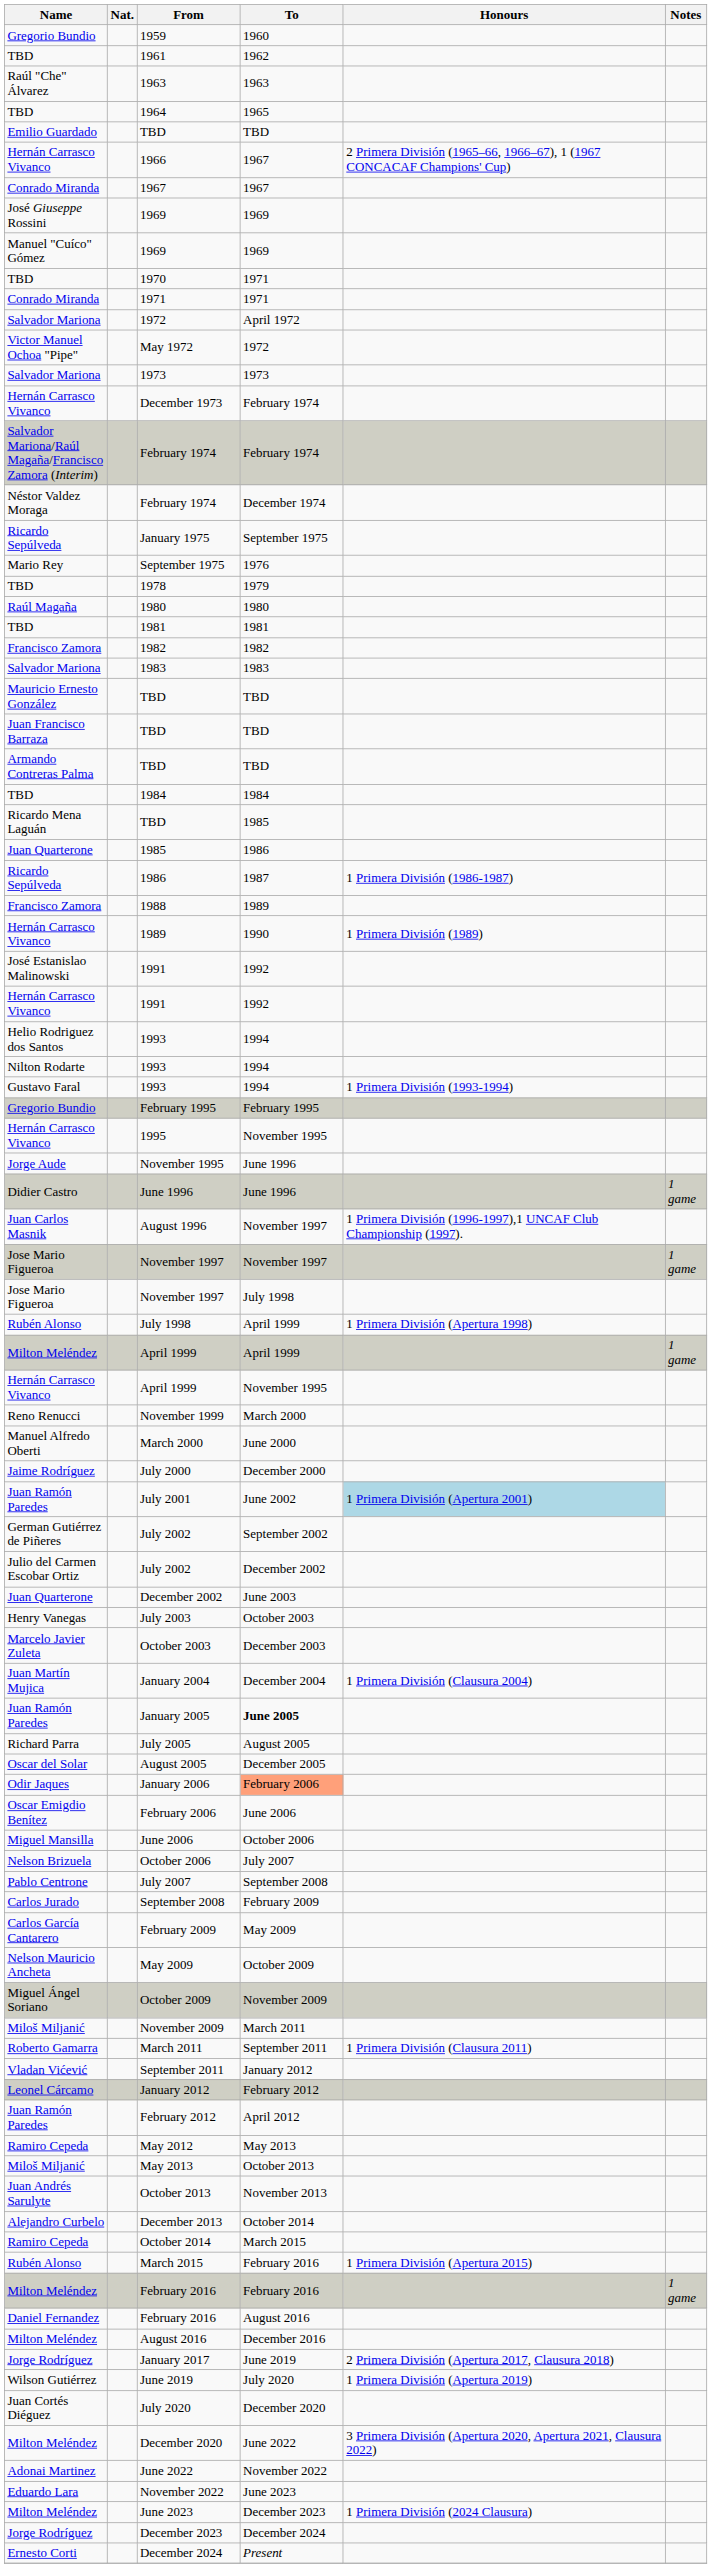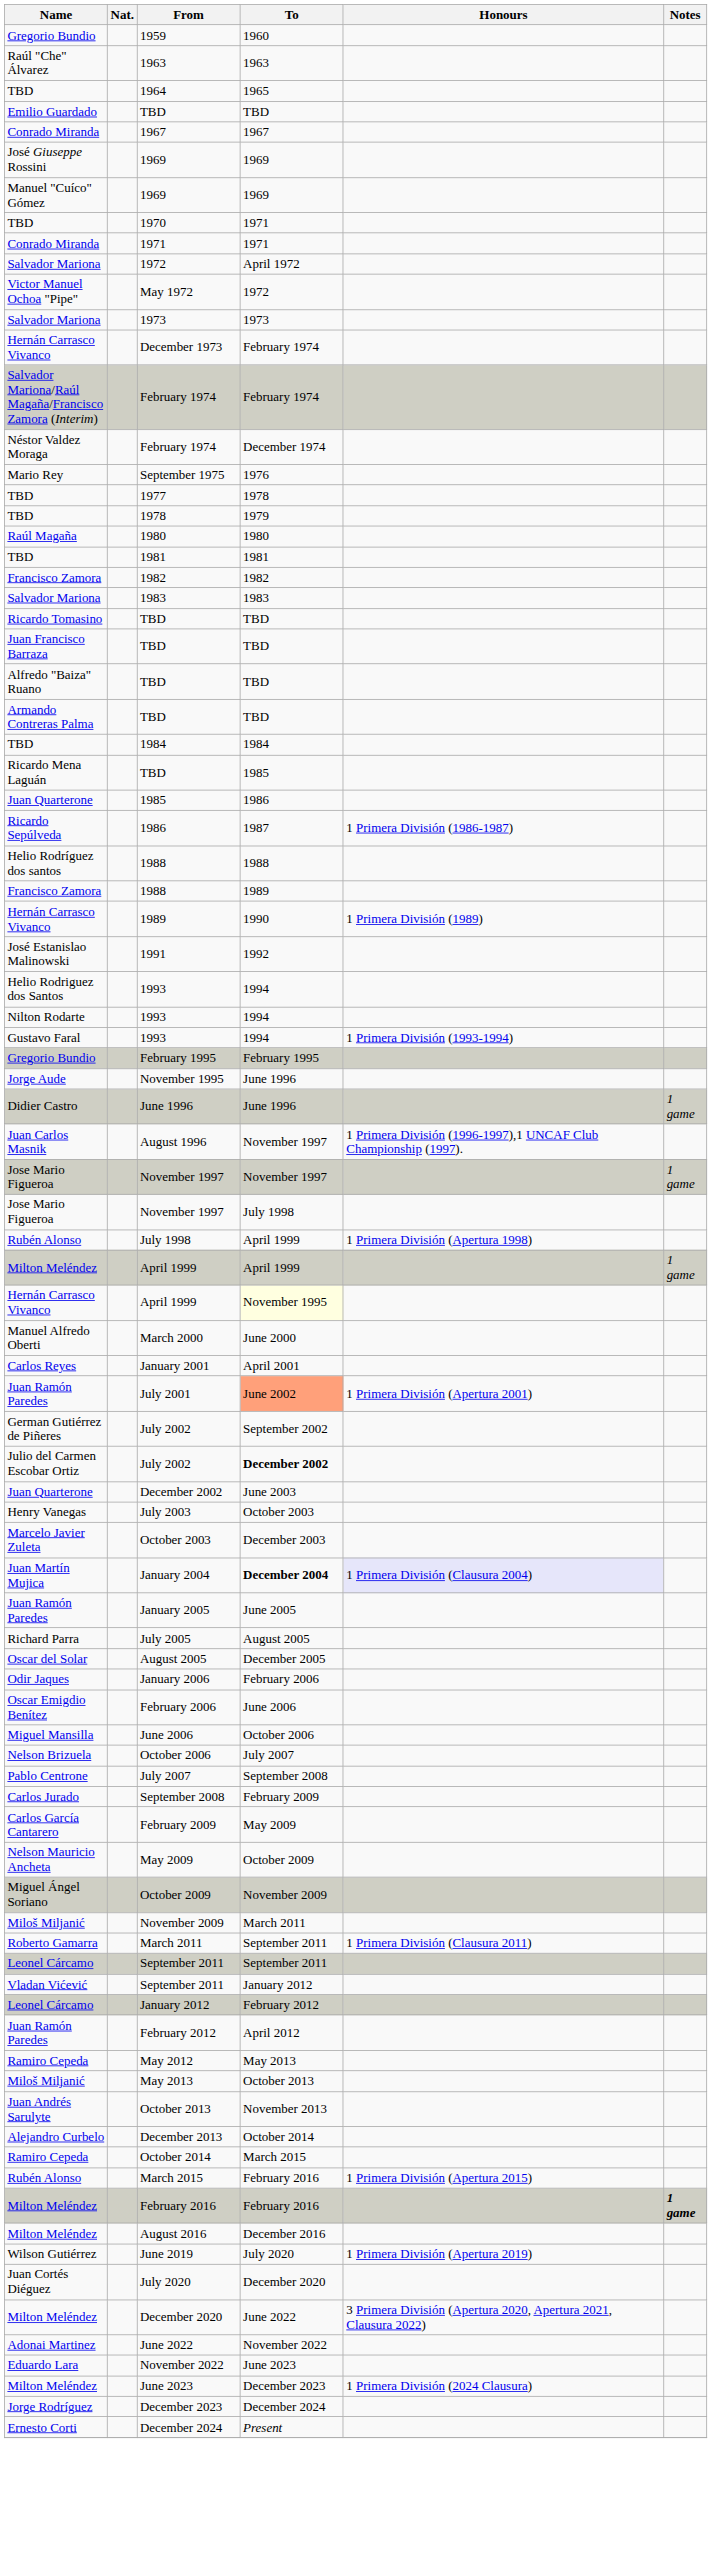- row: (20, 55)
- row: (51, 159)
- row: (34, 537)
+ row: (20, 495)
+ row: (55, 618)
- row: (53, 696)
+ row: (49, 681)
+ row: (50, 863)
- row: (51, 1003)
- row: (51, 1135)
(285, 1387) no background -> (285, 1302) lightyellow background
- row: (44, 1415)
- row: (51, 1471)
+ row: (42, 1365)
(270, 1499) no background -> (270, 1393) lightsalmon background
(439, 1499) lightblue background -> (439, 1393) no background
(284, 1569) normal -> (286, 1463) bold
(284, 1680) normal -> (286, 1575) bold
(439, 1680) no background -> (439, 1575) lavender background
(271, 1715) bold -> (270, 1610) normal
(281, 1784) lightsalmon background -> (281, 1679) no background
+ row: (50, 1963)
(682, 2290) normal -> (681, 2205) bold
- row: (53, 2318)
- row: (50, 2359)
